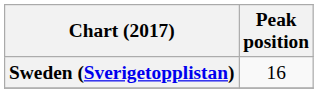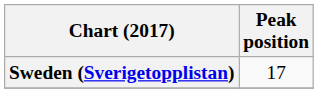(276, 72) 16 -> (276, 72) 17
